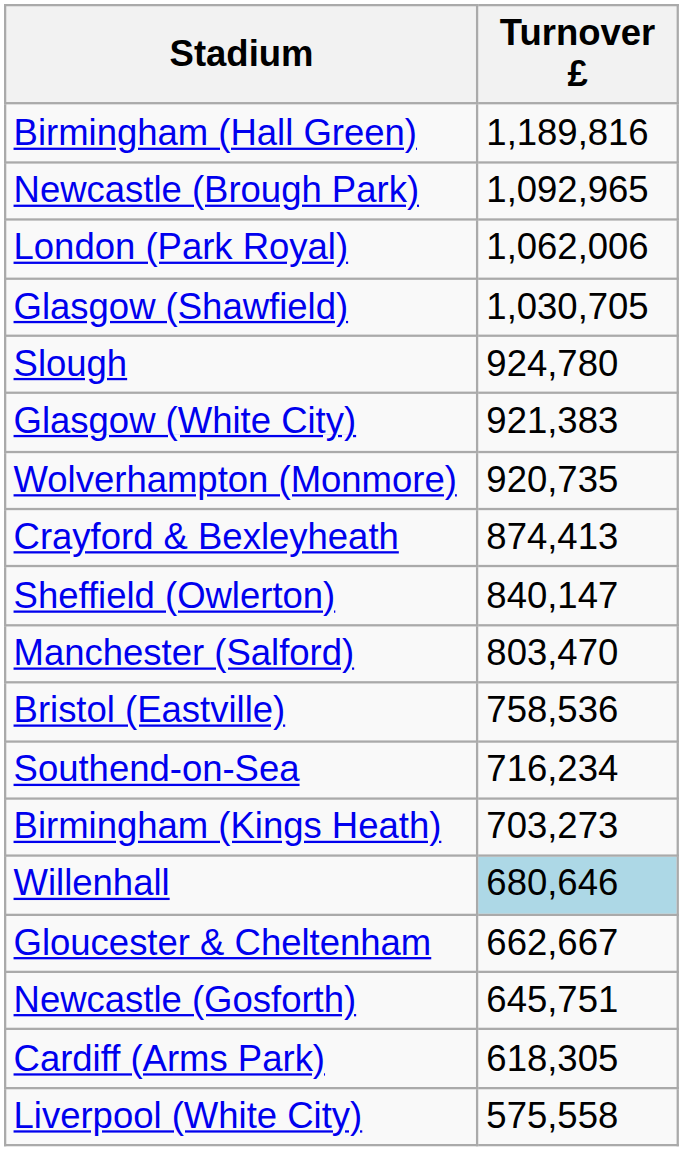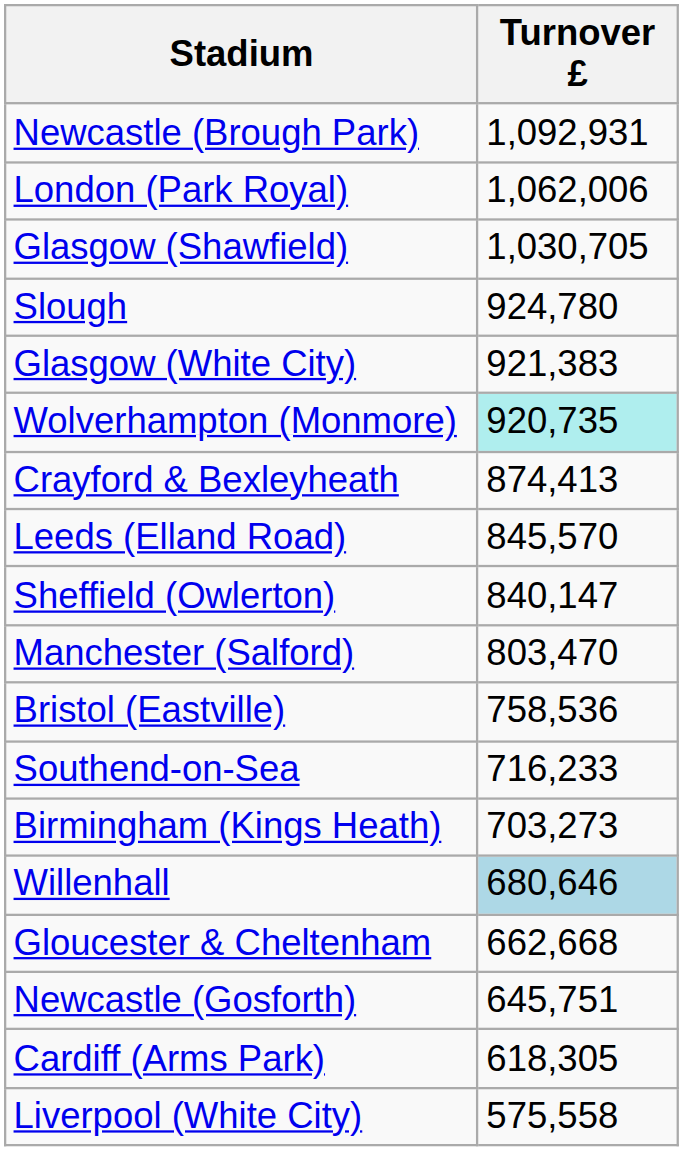- row: (215, 132)
(568, 190) 1,092,965 -> (568, 132) 1,092,931
(552, 479) no background -> (552, 421) paleturquoise background
+ row: (180, 537)
(552, 768) 716,234 -> (552, 768) 716,233
(552, 942) 662,667 -> (552, 942) 662,668
